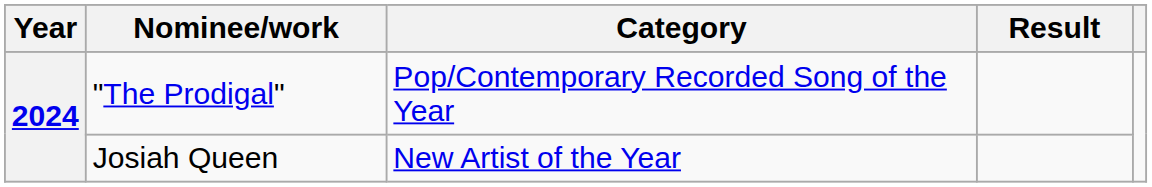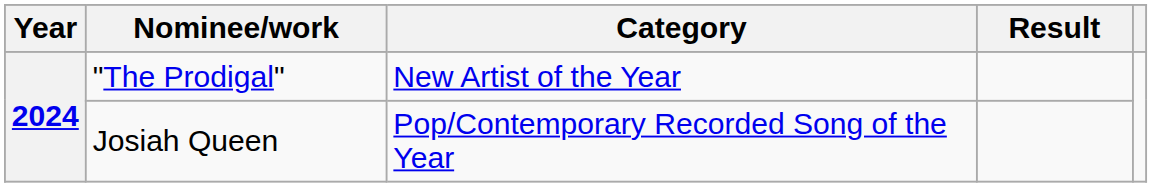(670, 92) Pop/Contemporary Recorded Song of the Year -> (537, 76) New Artist of the Year
(537, 157) New Artist of the Year -> (670, 140) Pop/Contemporary Recorded Song of the Year
